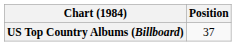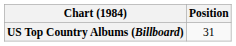(209, 31) 37 -> (209, 31) 31
